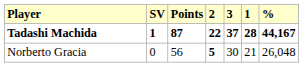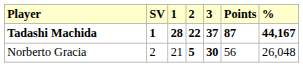columns swapped: (247, 14) <-> (187, 14)
(153, 52) 0 -> (153, 52) 2
(233, 52) normal -> (212, 52) bold
